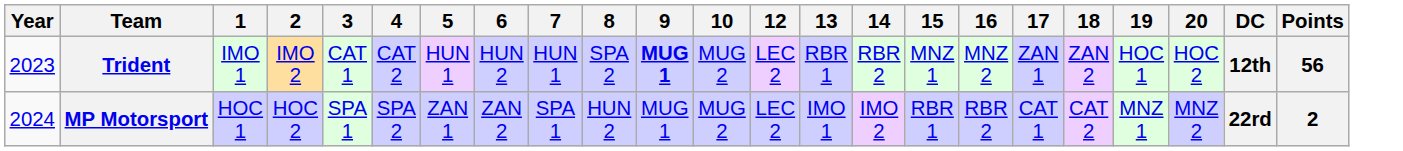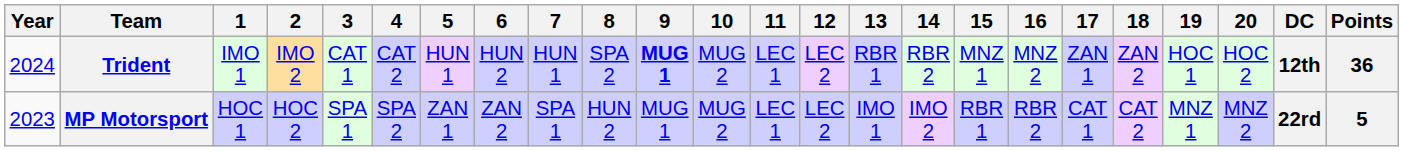+ column: (775, 20)
(32, 64) 2023 -> (32, 64) 2024
(1313, 64) 56 -> (1362, 64) 36
(32, 118) 2024 -> (32, 118) 2023
(1313, 118) 2 -> (1362, 118) 5
